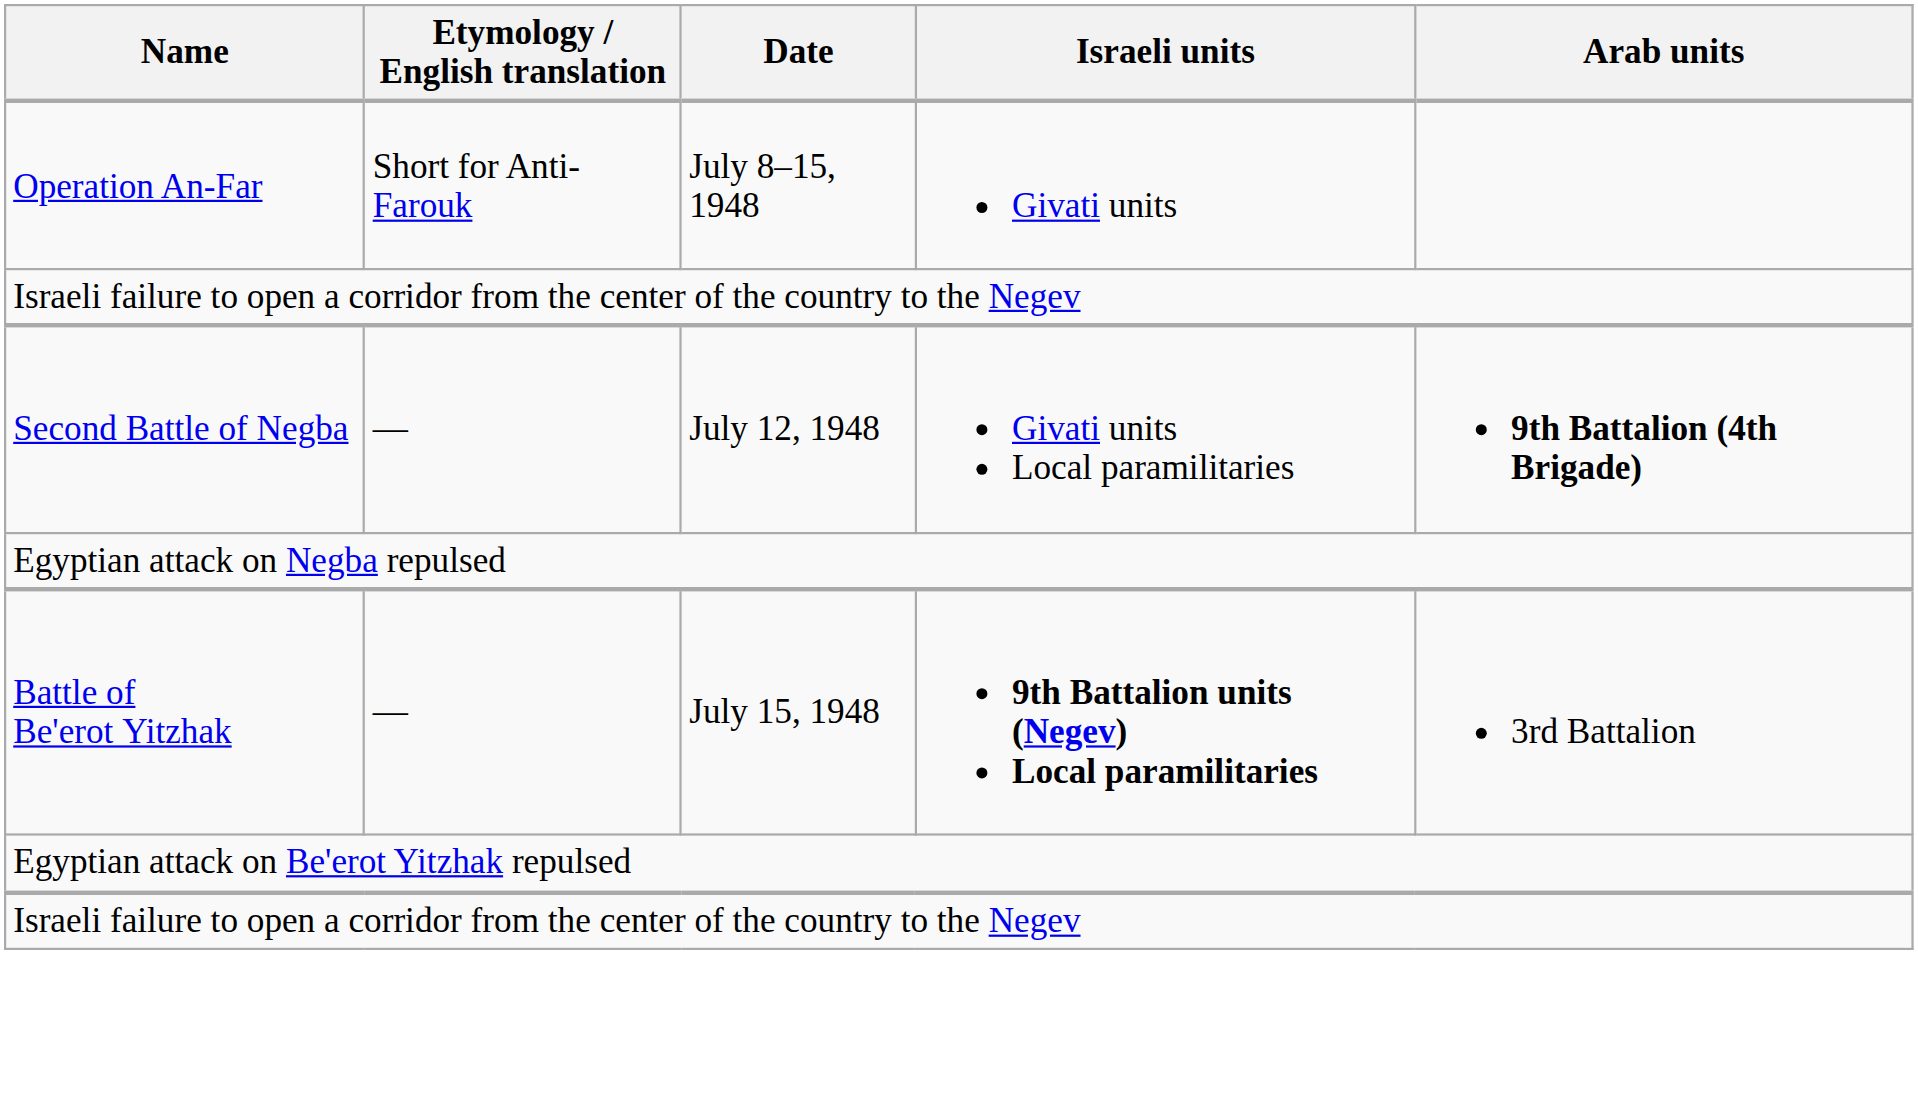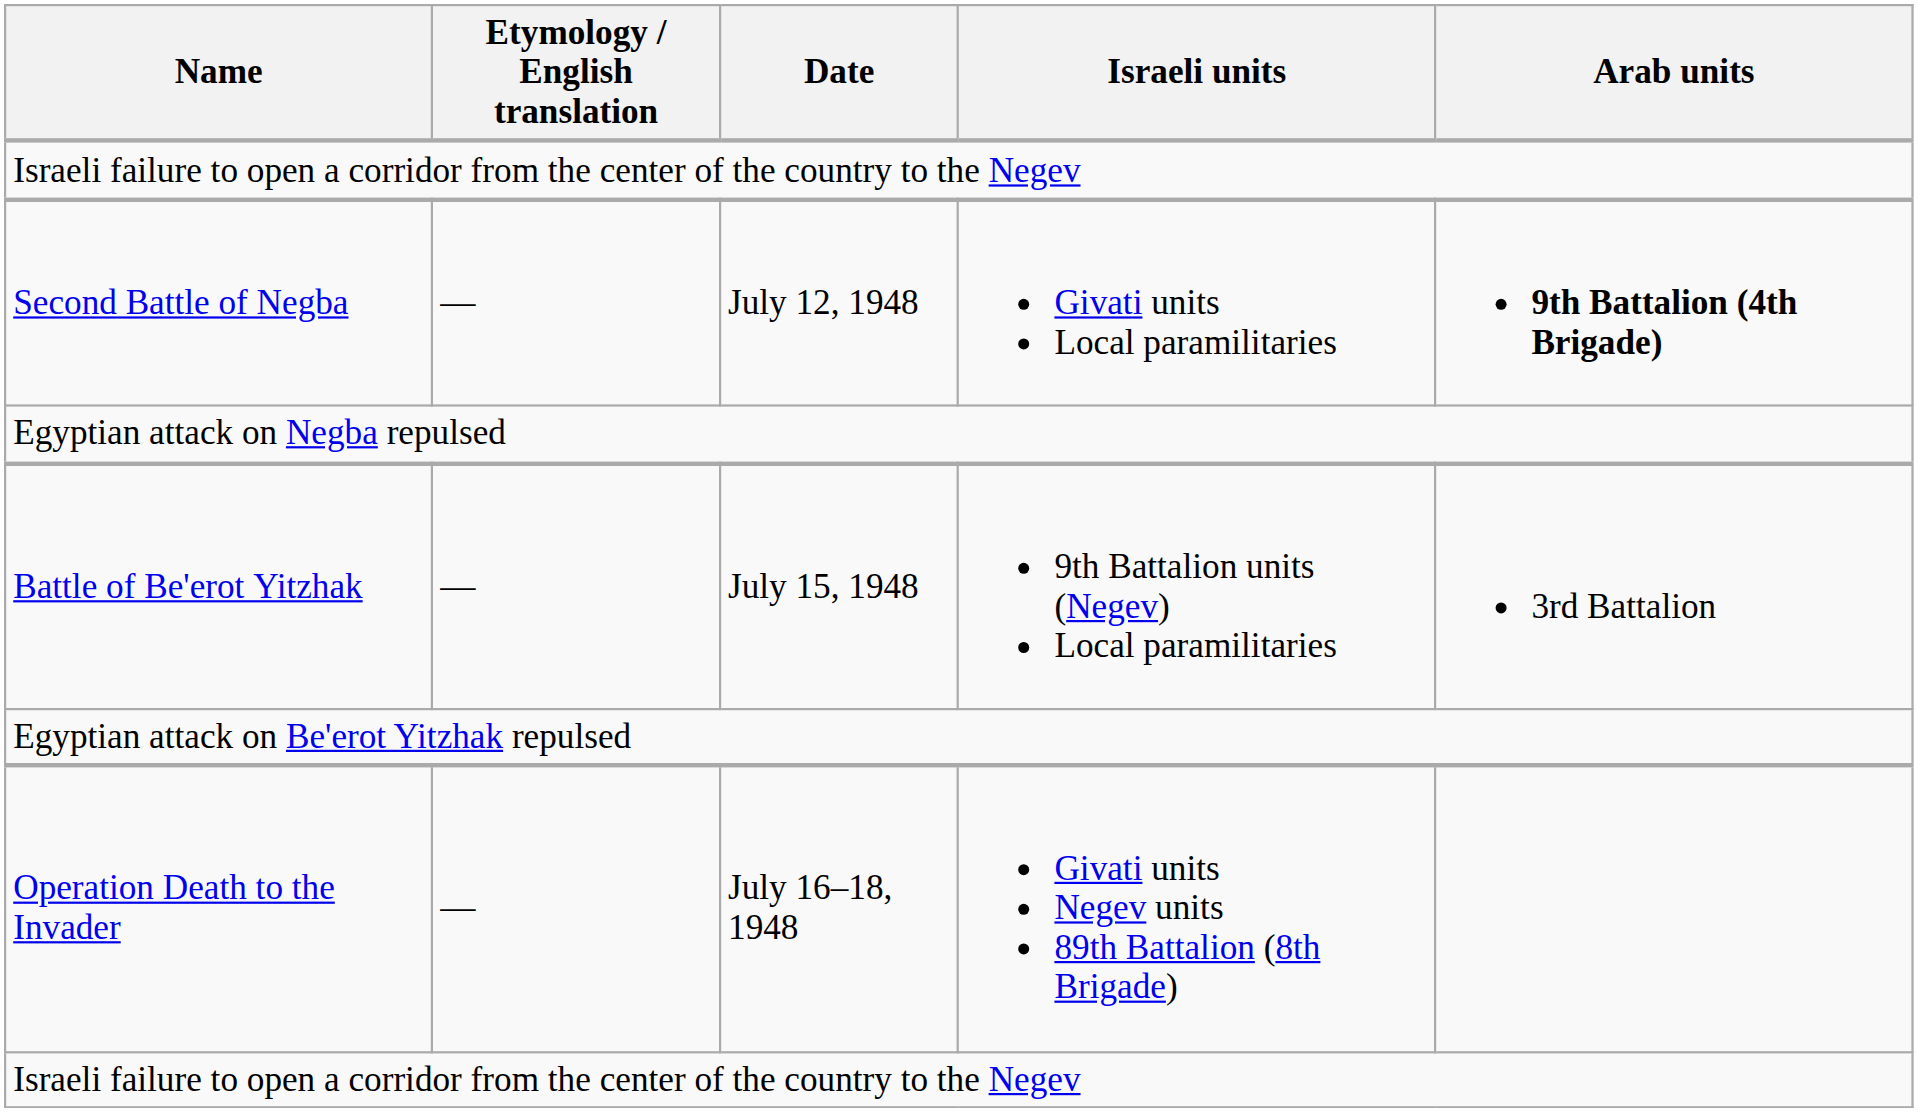- row: (138, 185)
(1165, 732) bold -> (1197, 606) normal
+ row: (174, 908)
